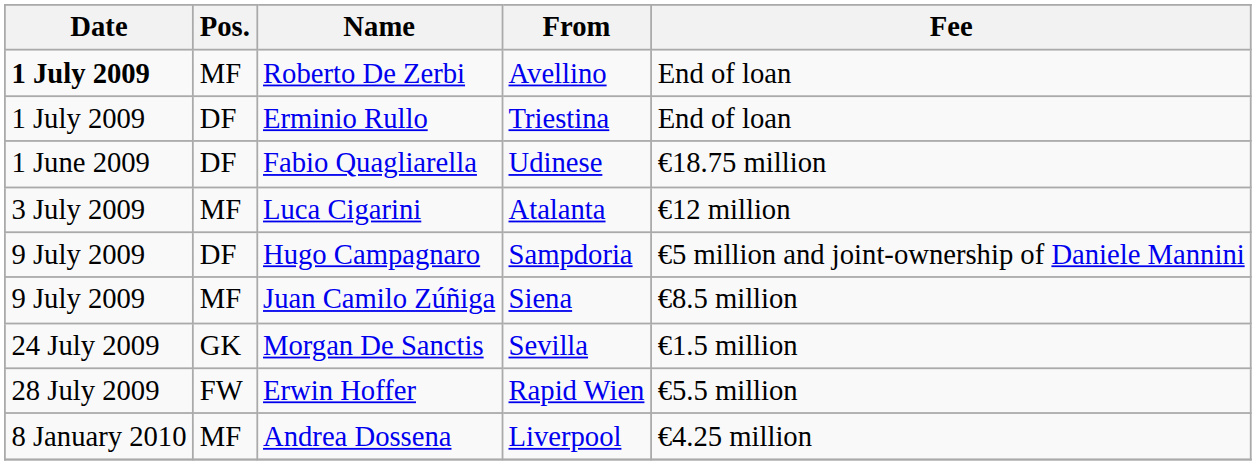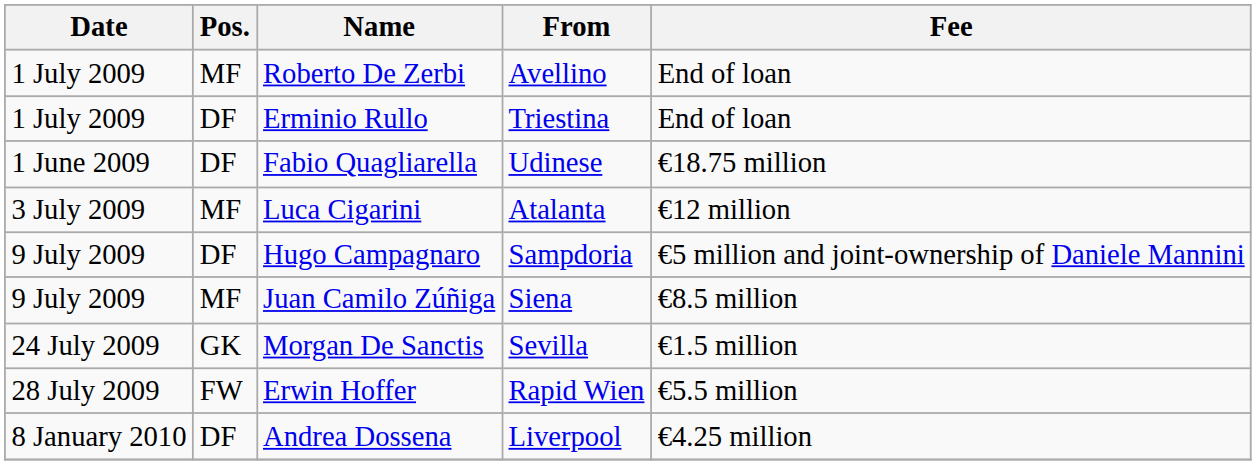(81, 72) bold -> (78, 72) normal
(220, 436) MF -> (218, 436) DF
